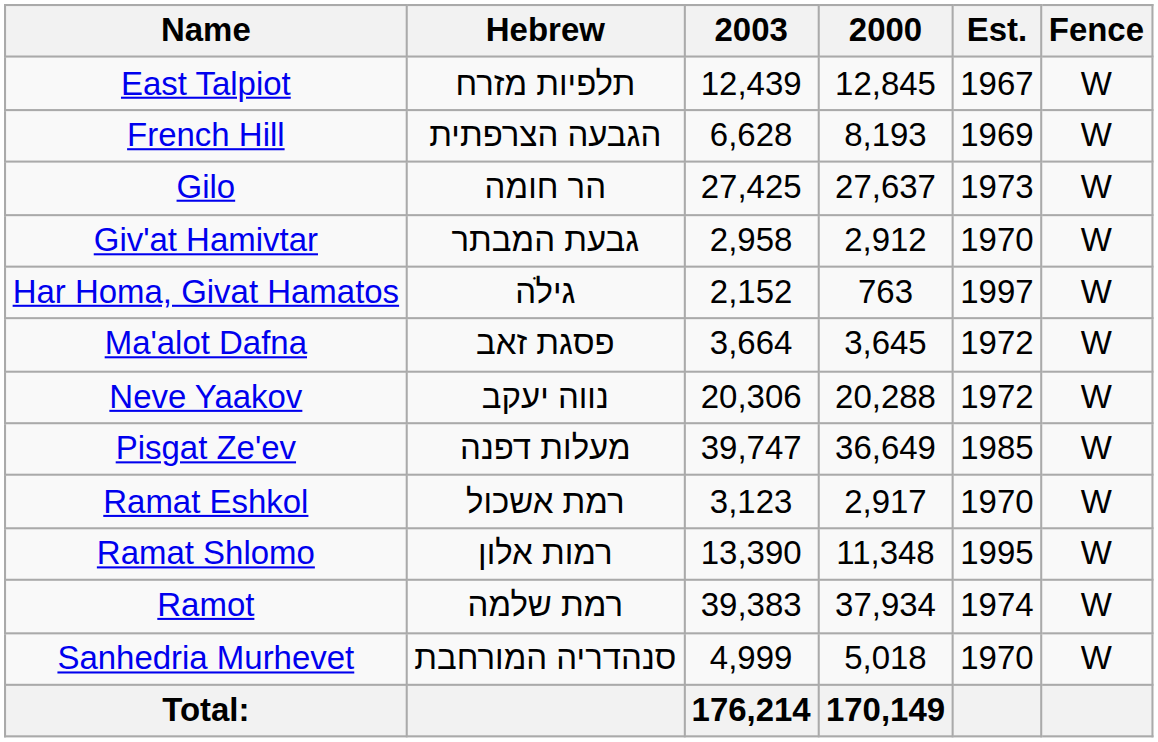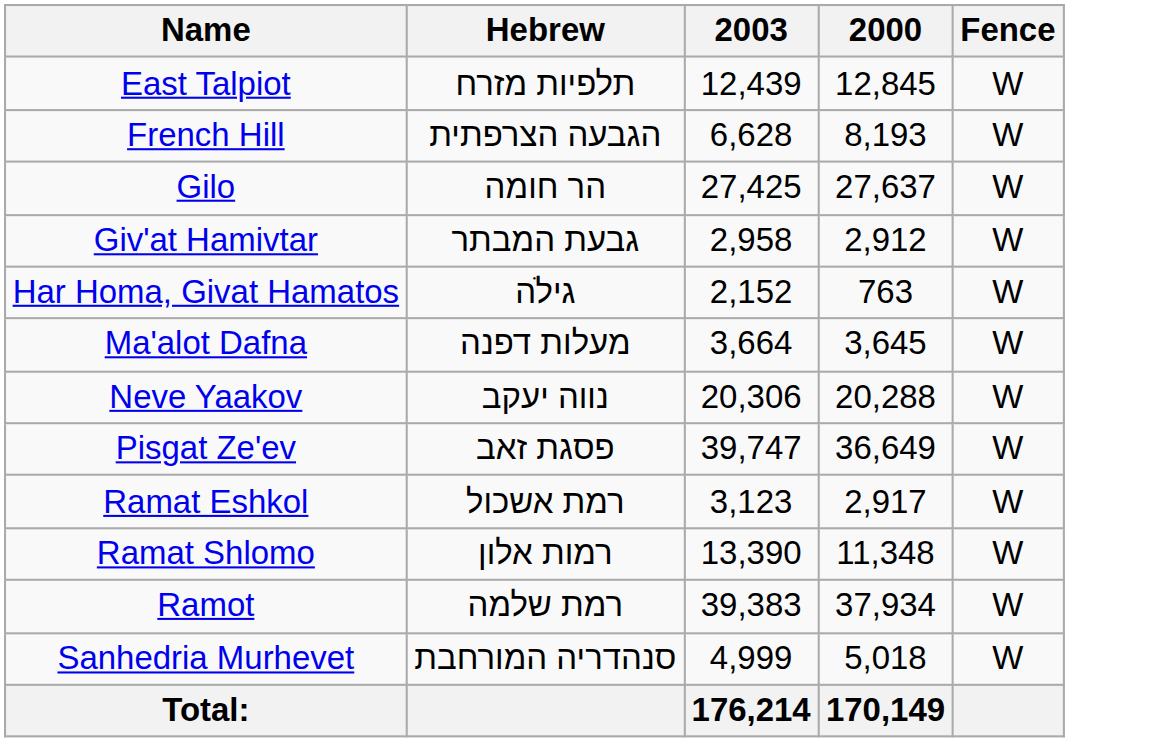- column: (997, 30)
(545, 344) פסגת זאב -> (545, 344) מעלות דפנה
(545, 448) מעלות דפנה -> (545, 448) פסגת זאב
